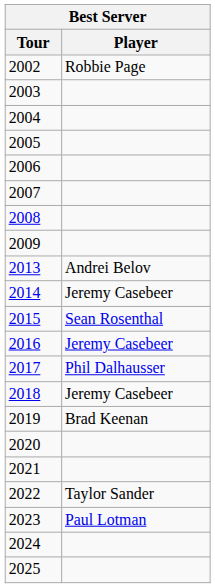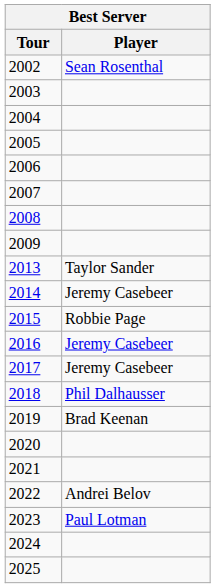(105, 67) Robbie Page -> (114, 67) Sean Rosenthal
(108, 268) Andrei Belov -> (110, 268) Taylor Sander
(114, 318) Sean Rosenthal -> (105, 318) Robbie Page
(115, 368) Phil Dalhausser -> (119, 368) Jeremy Casebeer
(119, 393) Jeremy Casebeer -> (115, 393) Phil Dalhausser
(110, 494) Taylor Sander -> (108, 494) Andrei Belov
